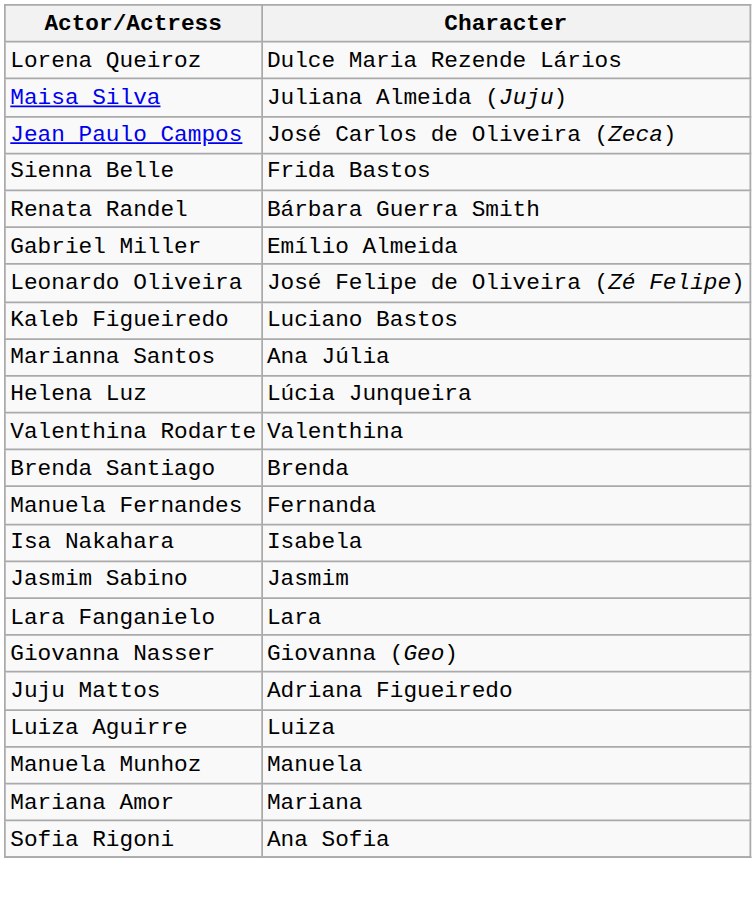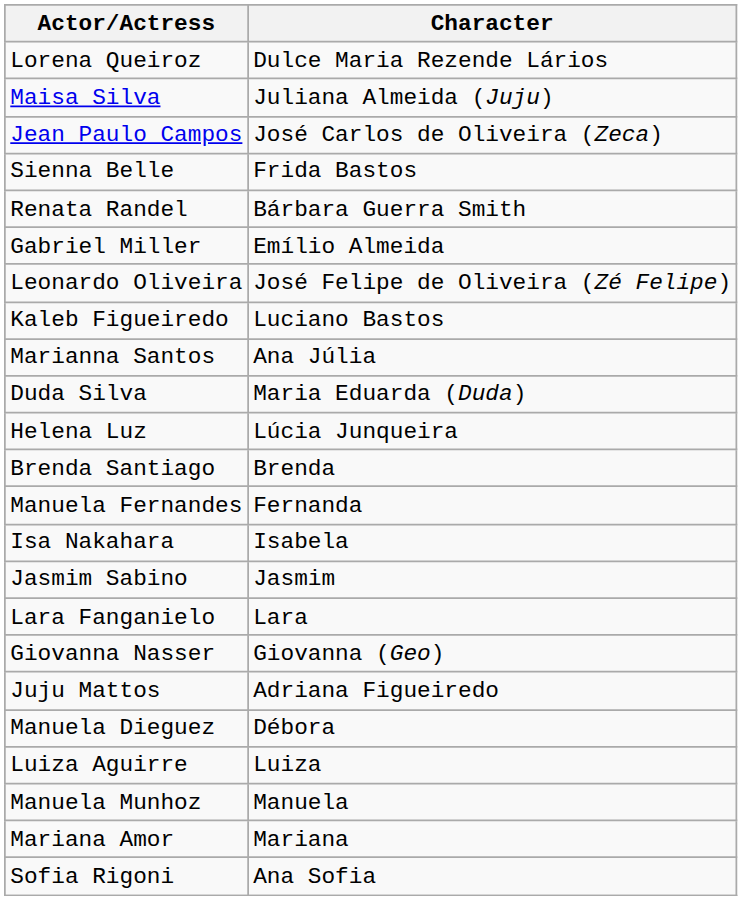+ row: (79, 394)
- row: (133, 431)
+ row: (113, 728)
